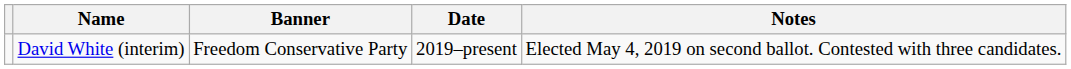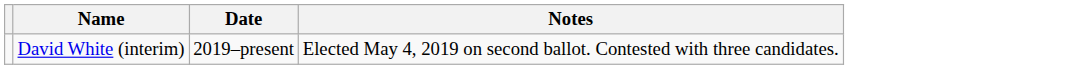- column: (300, 19)
